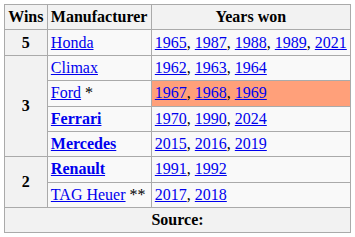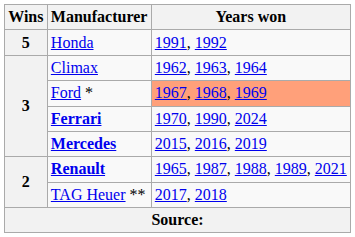(251, 42) 1965, 1987, 1988, 1989, 2021 -> (191, 42) 1991, 1992
(191, 169) 1991, 1992 -> (251, 169) 1965, 1987, 1988, 1989, 2021
